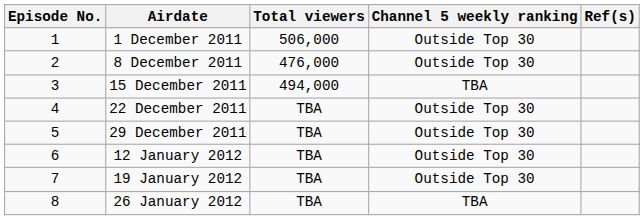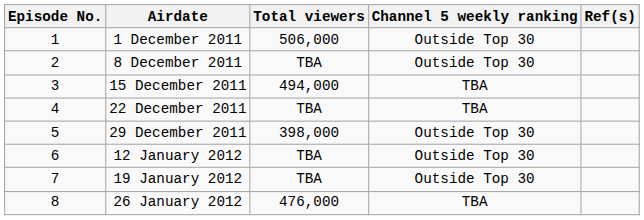(309, 63) 476,000 -> (309, 63) TBA
(475, 109) Outside Top 30 -> (475, 109) TBA
(309, 133) TBA -> (309, 133) 398,000
(309, 203) TBA -> (309, 203) 476,000
